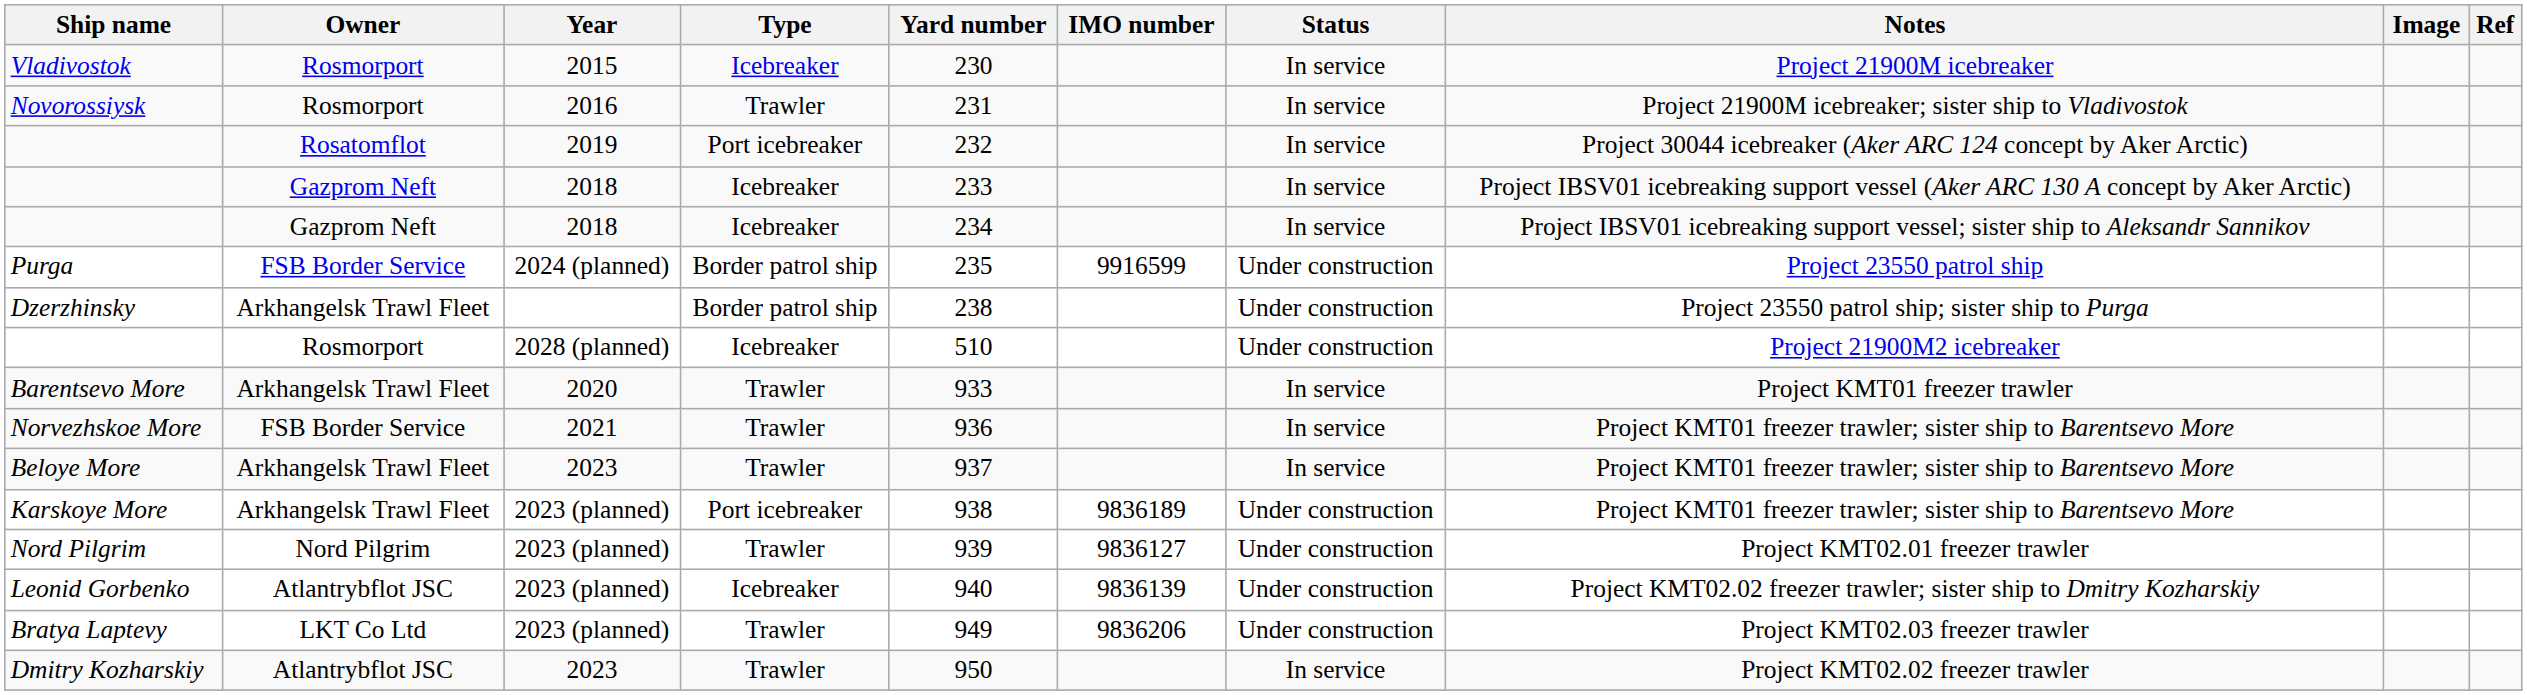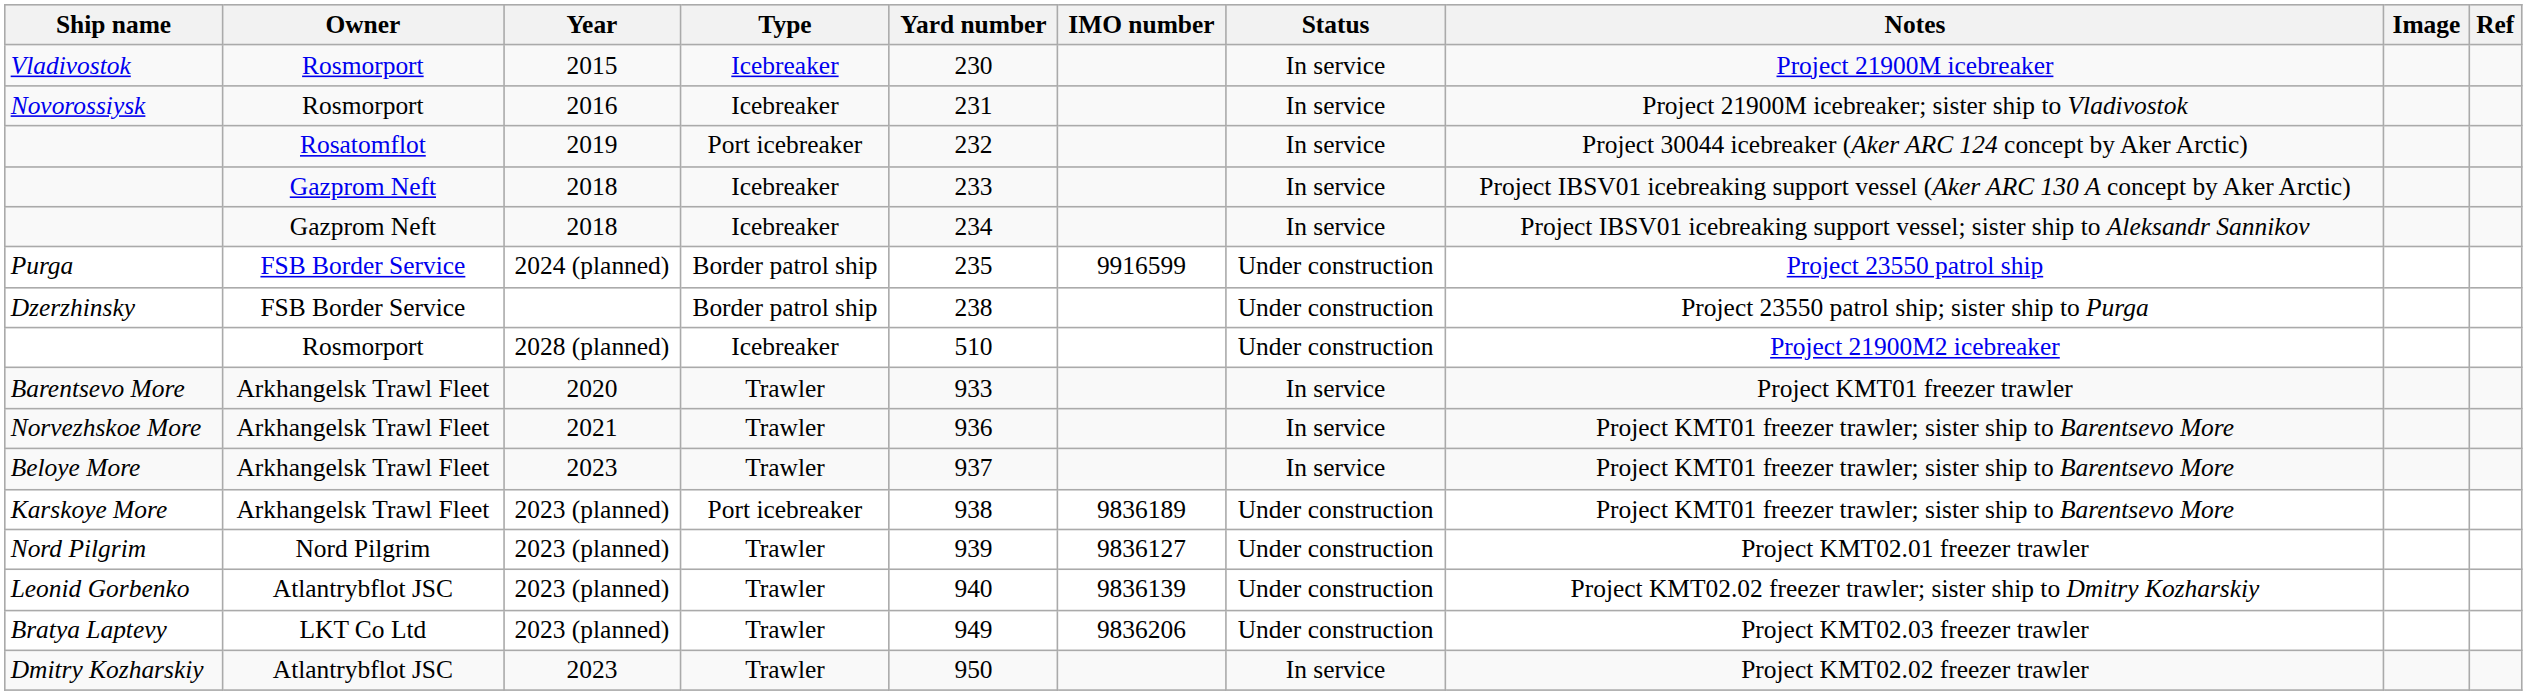(785, 105) Trawler -> (785, 105) Icebreaker
(363, 307) Arkhangelsk Trawl Fleet -> (363, 307) FSB Border Service
(363, 428) FSB Border Service -> (363, 428) Arkhangelsk Trawl Fleet
(785, 589) Icebreaker -> (785, 589) Trawler
